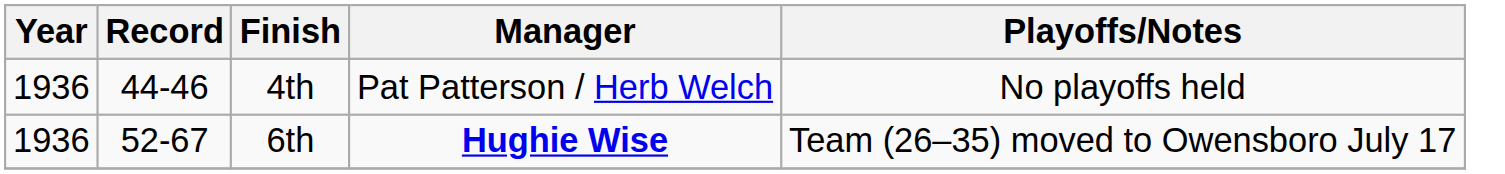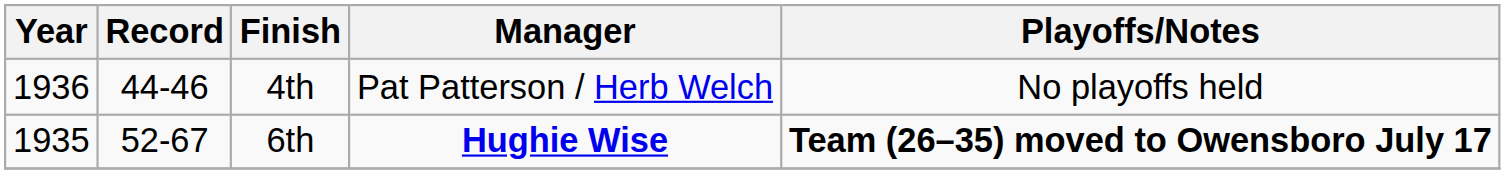(51, 140) 1936 -> (51, 140) 1935
(1123, 140) normal -> (1140, 140) bold
